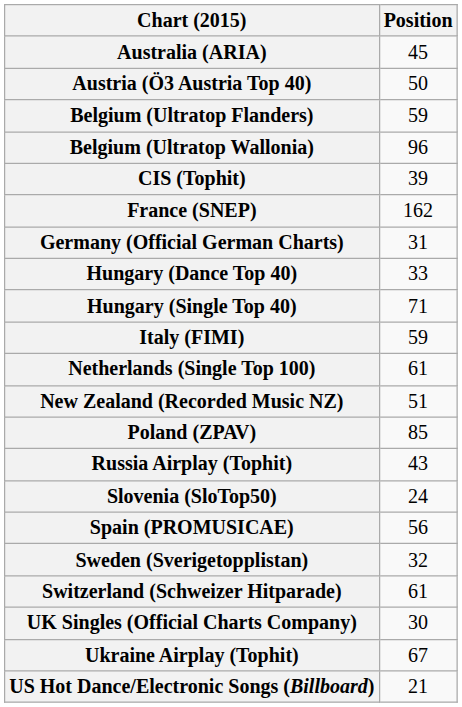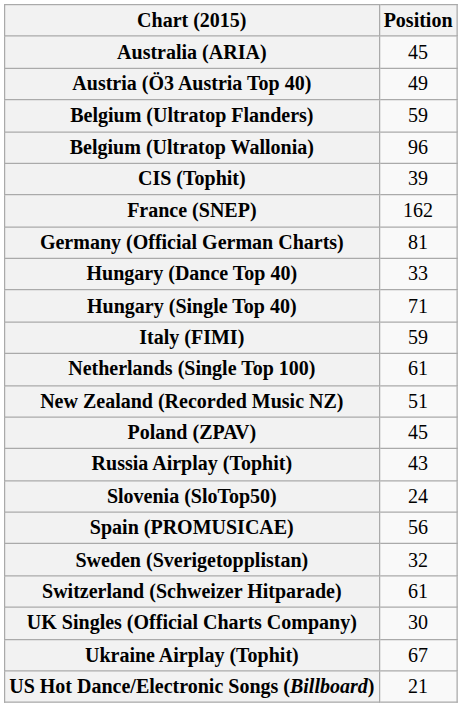(418, 83) 50 -> (418, 83) 49
(418, 242) 31 -> (418, 242) 81
(418, 432) 85 -> (418, 432) 45
